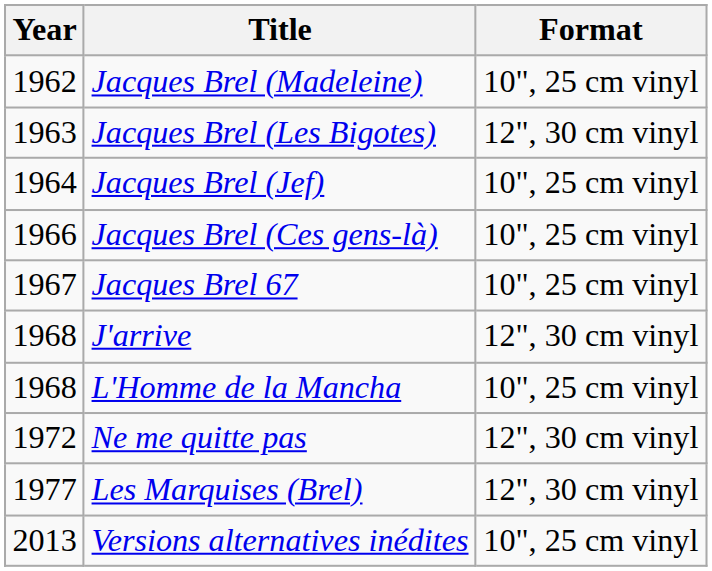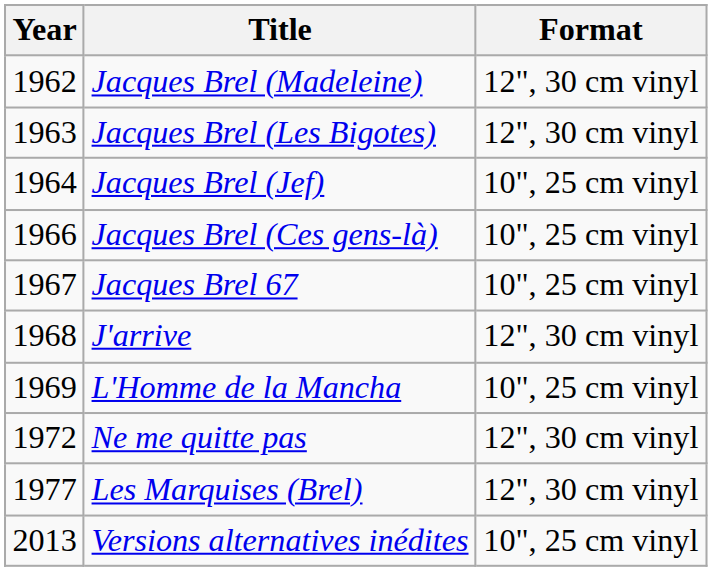(591, 81) 10", 25 cm vinyl -> (591, 81) 12", 30 cm vinyl
(45, 387) 1968 -> (45, 387) 1969
